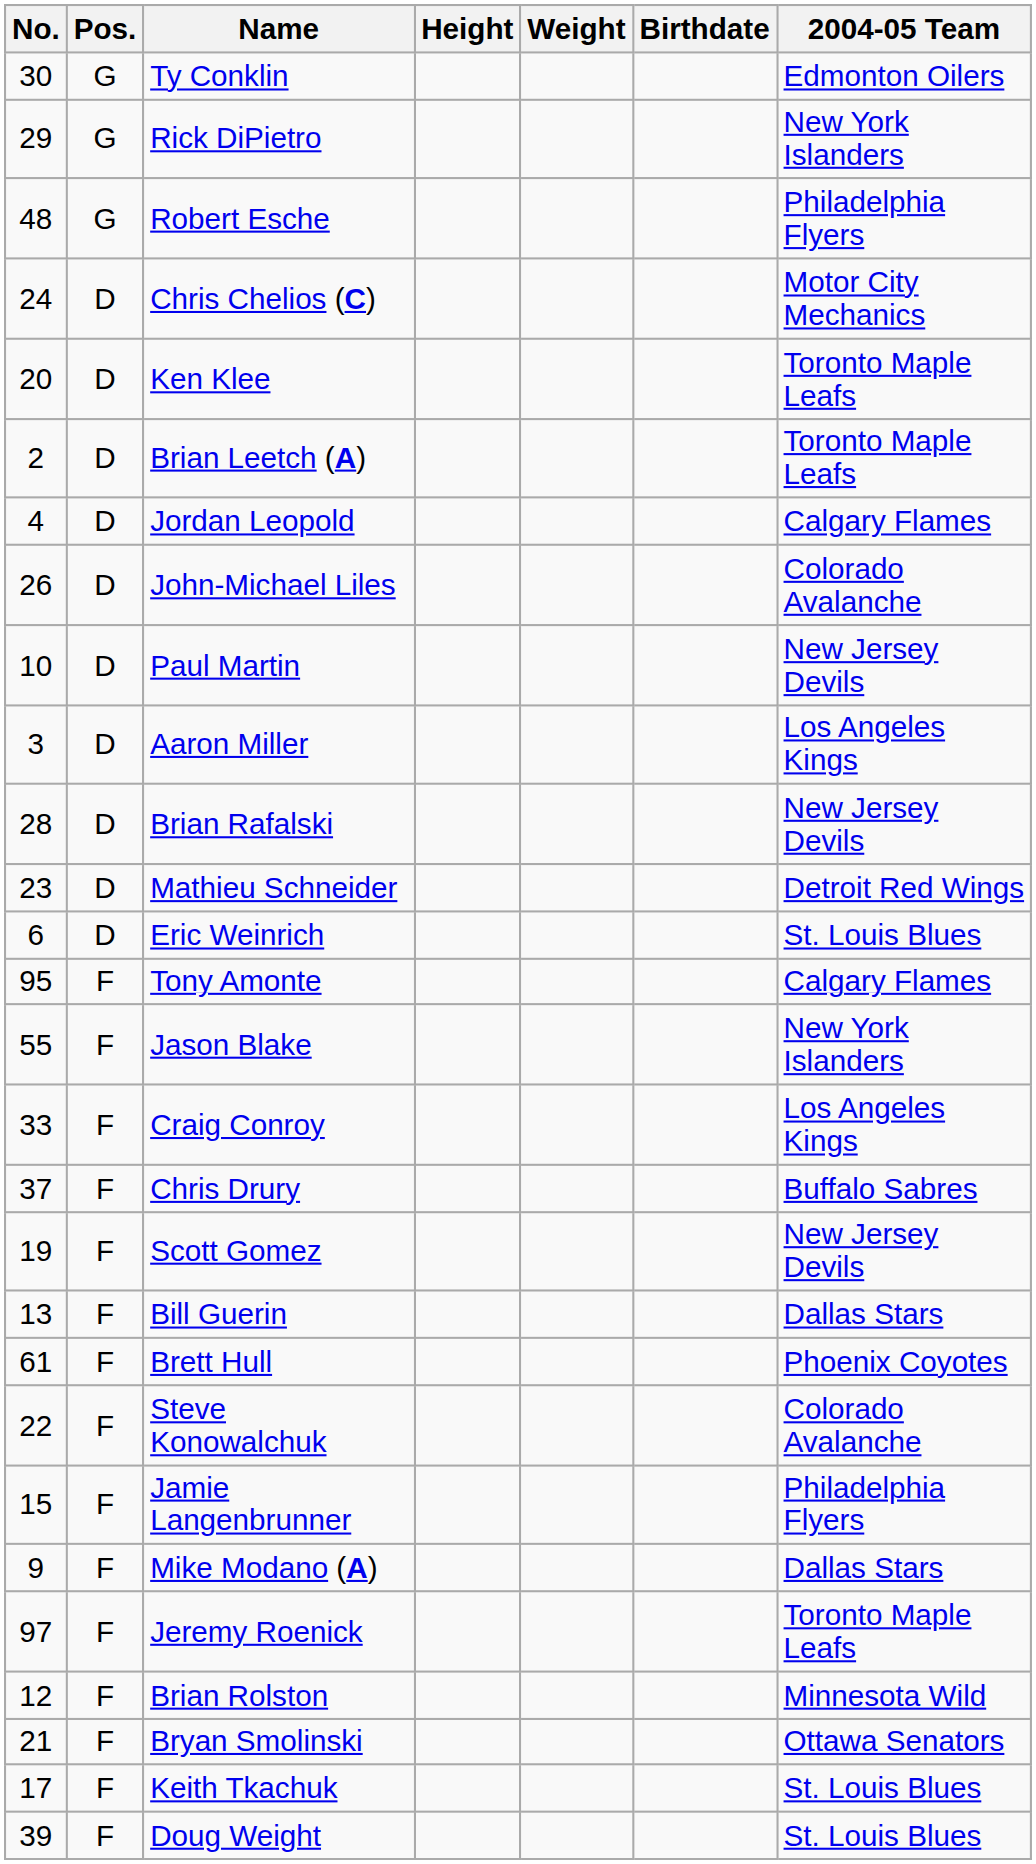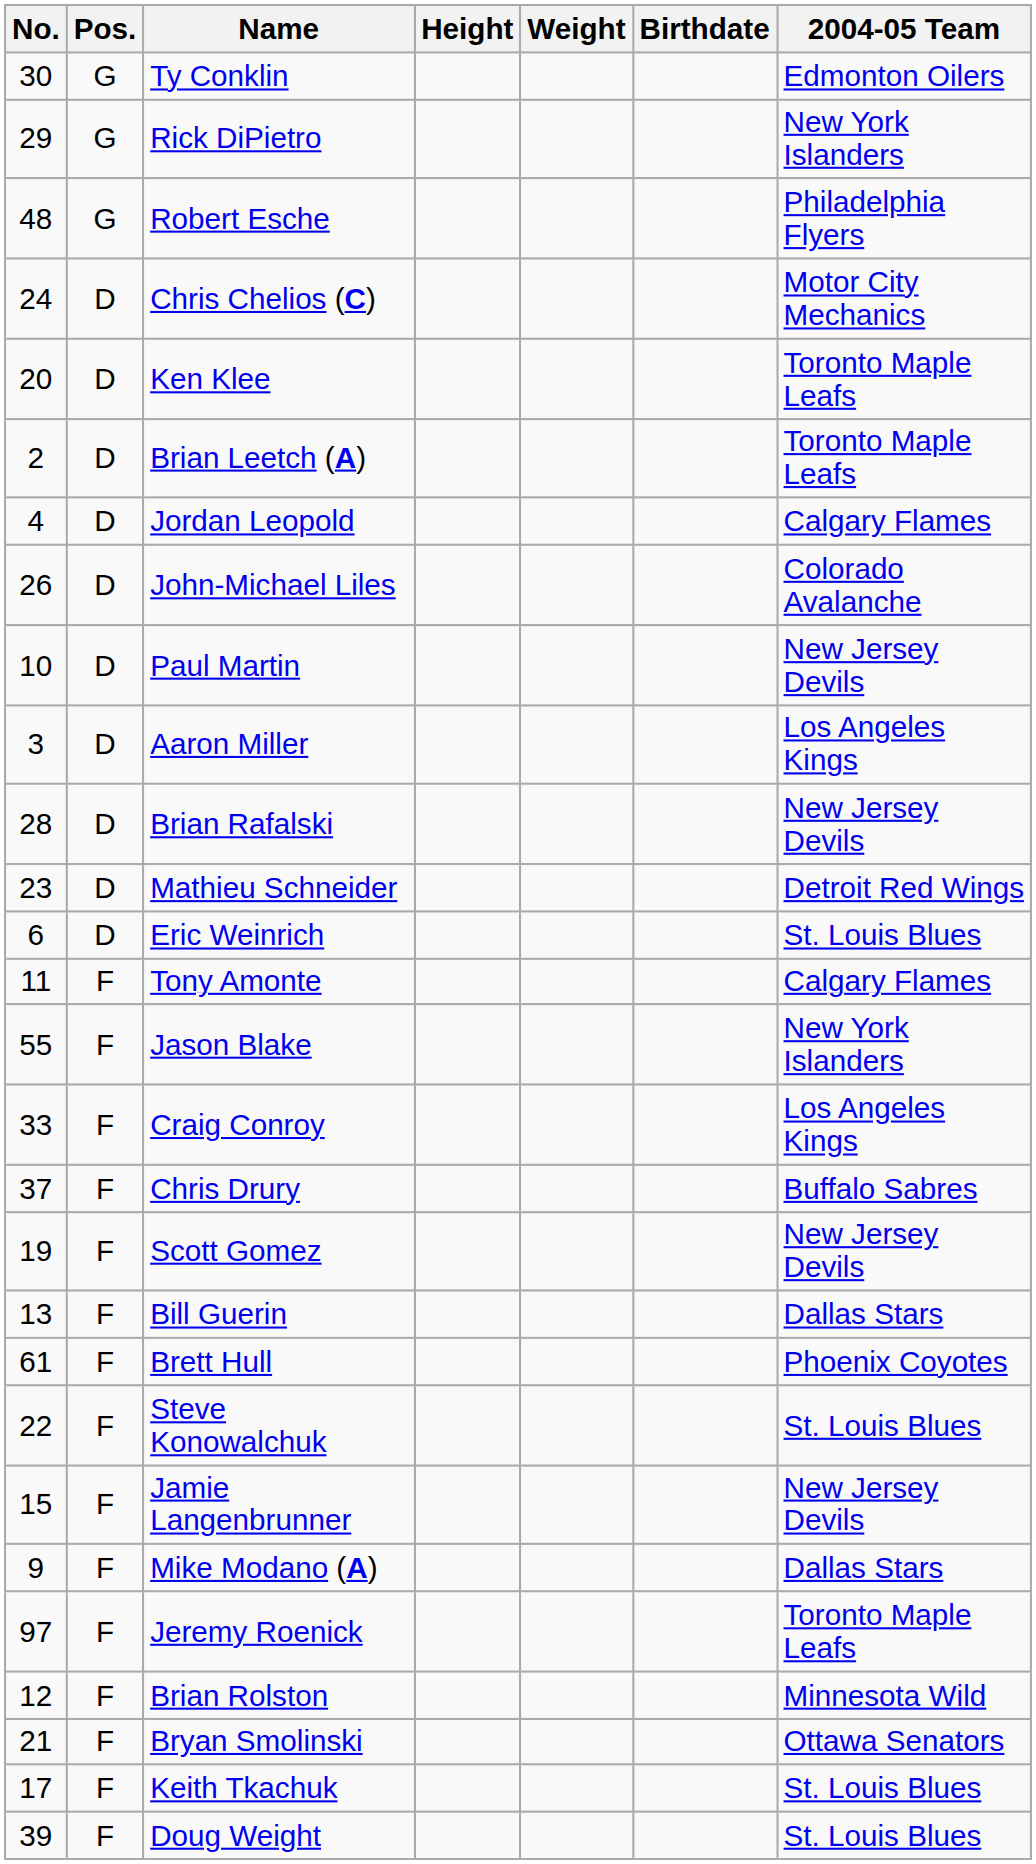(36, 982) 95 -> (36, 982) 11
(853, 1425) Colorado Avalanche -> (882, 1425) St. Louis Blues
(864, 1505) Philadelphia Flyers -> (861, 1505) New Jersey Devils
